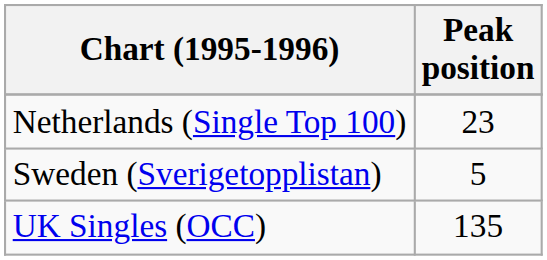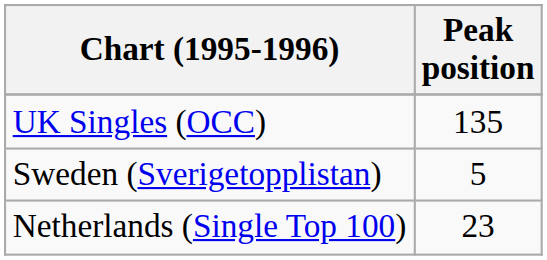rows swapped: (210, 121) <-> (139, 226)
